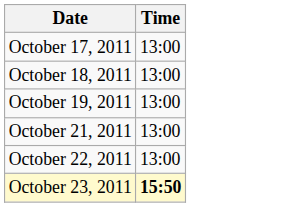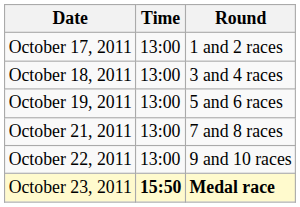+ column: (241, 18)
